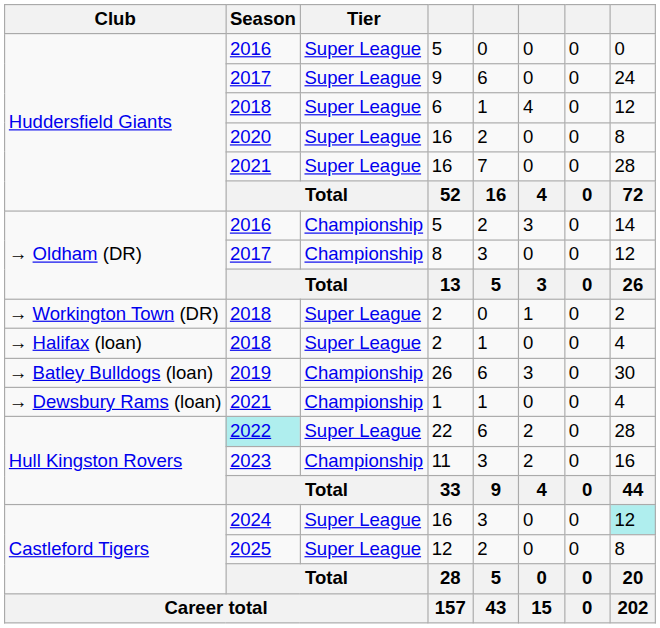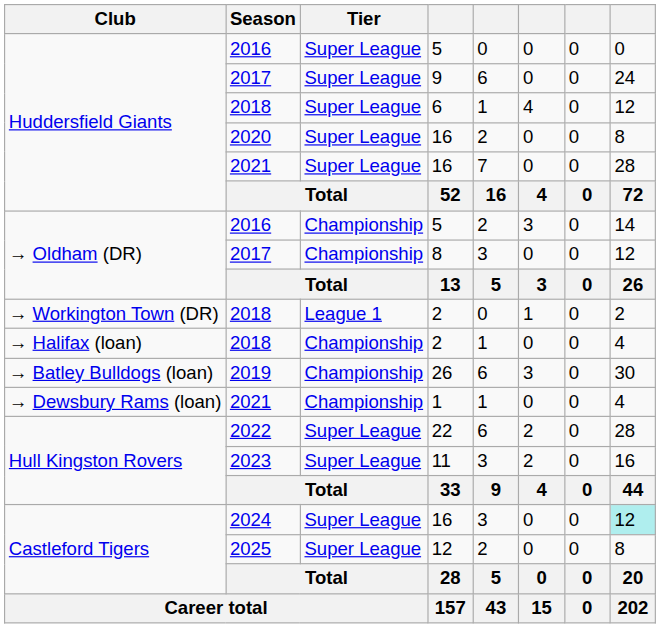(363, 313) Super League -> (343, 313) League 1
(363, 343) Super League -> (364, 343) Championship
(251, 431) paleturquoise background -> (251, 431) no background
(364, 460) Championship -> (363, 460) Super League
